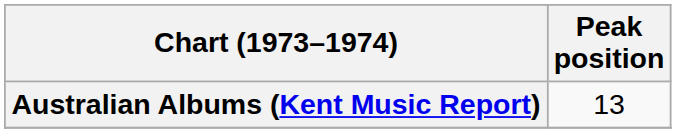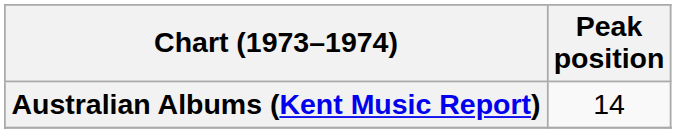(609, 104) 13 -> (609, 104) 14
